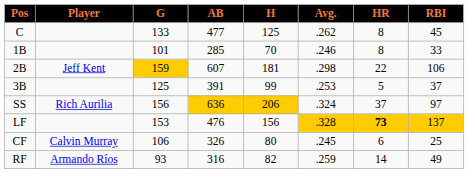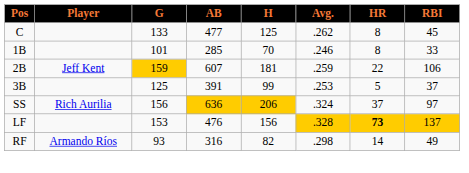(326, 68) .298 -> (323, 68) .259
- row: (20, 141)
(326, 159) .259 -> (323, 141) .298
